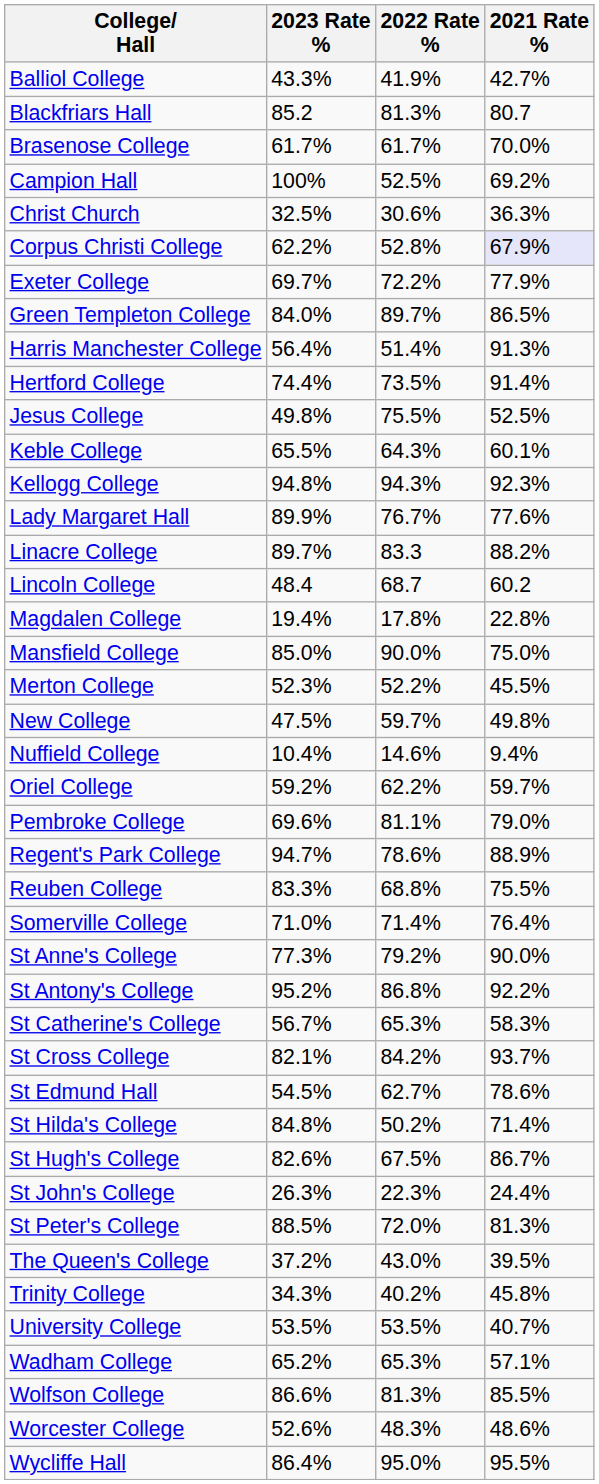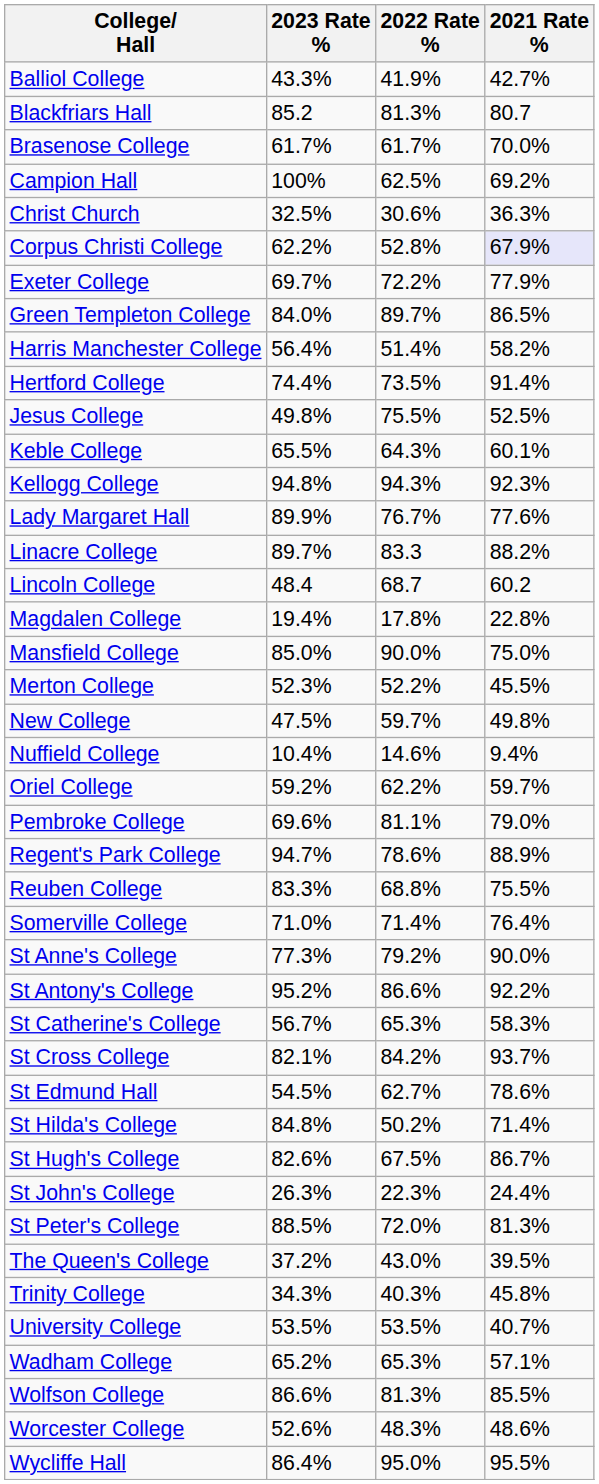(411, 180) 52.5% -> (411, 180) 62.5%
(520, 349) 91.3% -> (520, 349) 58.2%
(411, 990) 86.8% -> (411, 990) 86.6%
(411, 1294) 40.2% -> (411, 1294) 40.3%
